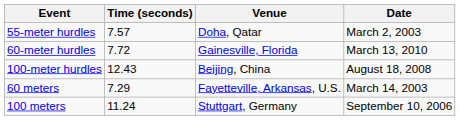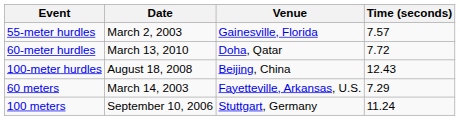columns swapped: (150, 13) <-> (399, 13)
(230, 32) Doha, Qatar -> (268, 32) Gainesville, Florida
(248, 50) Gainesville, Florida -> (250, 50) Doha, Qatar
